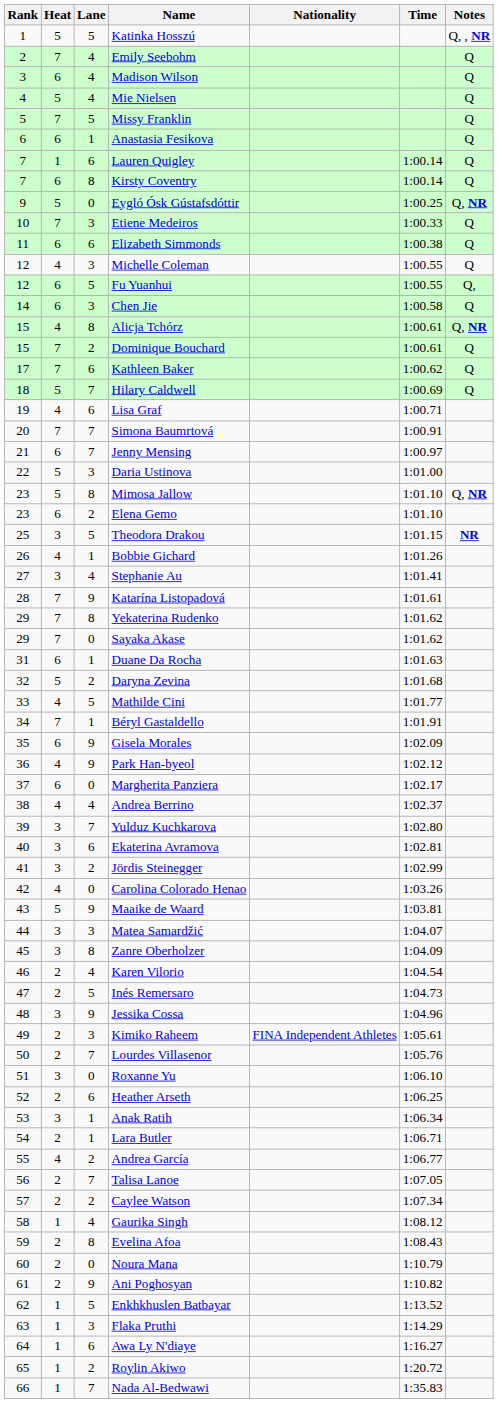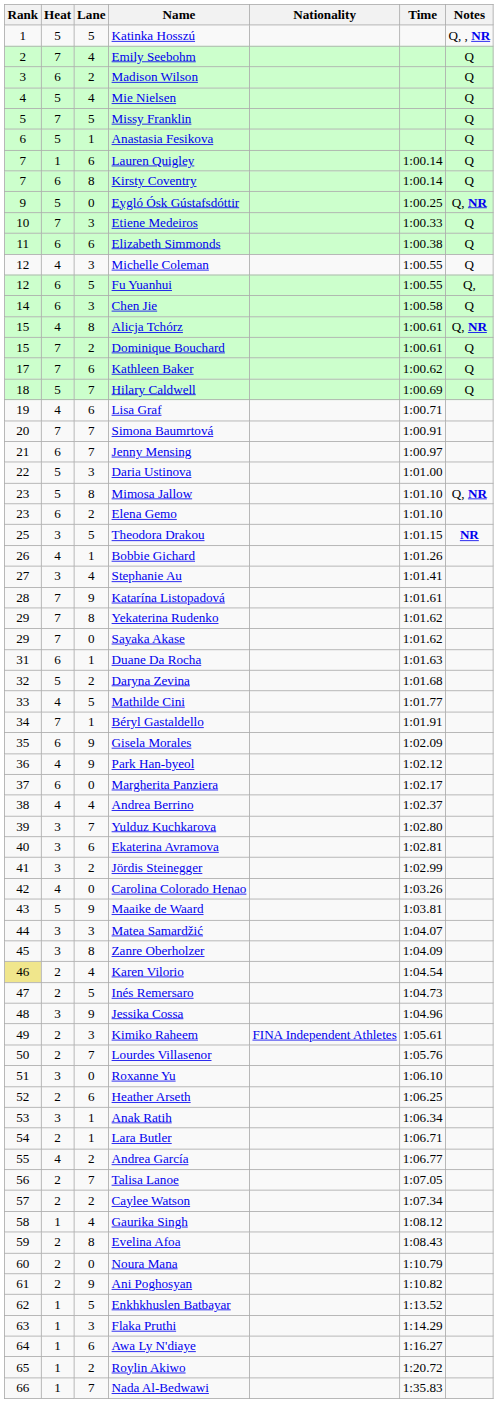(91, 77) 4 -> (91, 77) 2
(58, 139) 6 -> (58, 139) 5
(23, 972) no background -> (23, 972) khaki background
